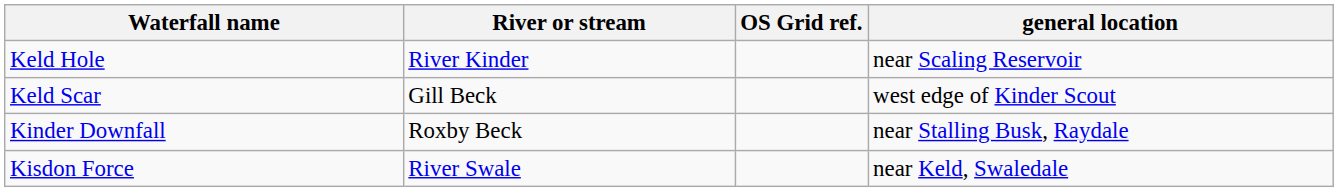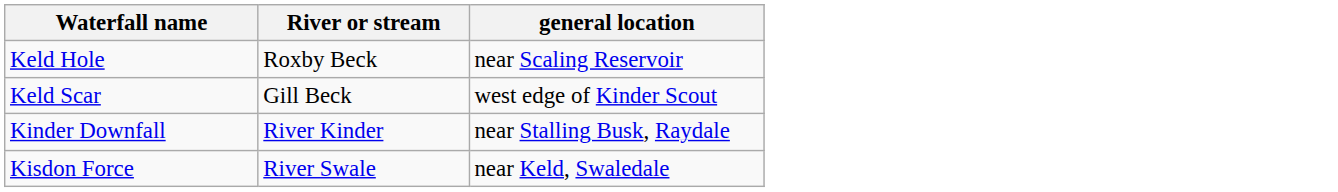- column: (801, 22)
(468, 58) River Kinder -> (320, 58) Roxby Beck
(465, 131) Roxby Beck -> (323, 131) River Kinder
